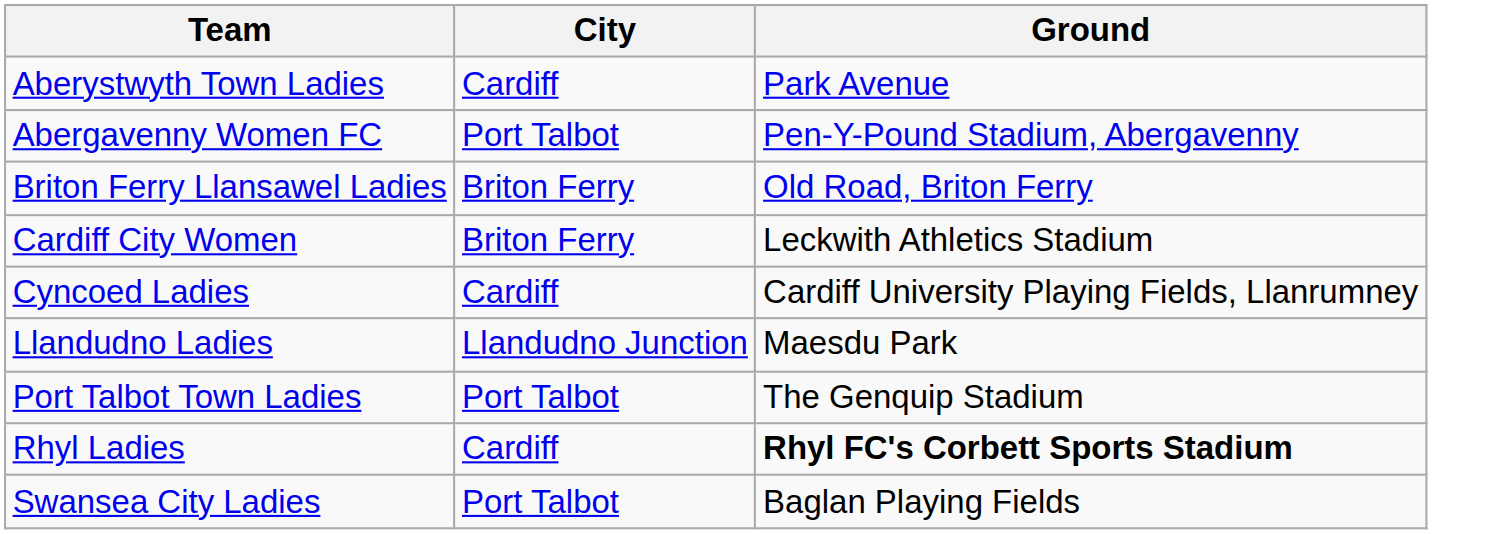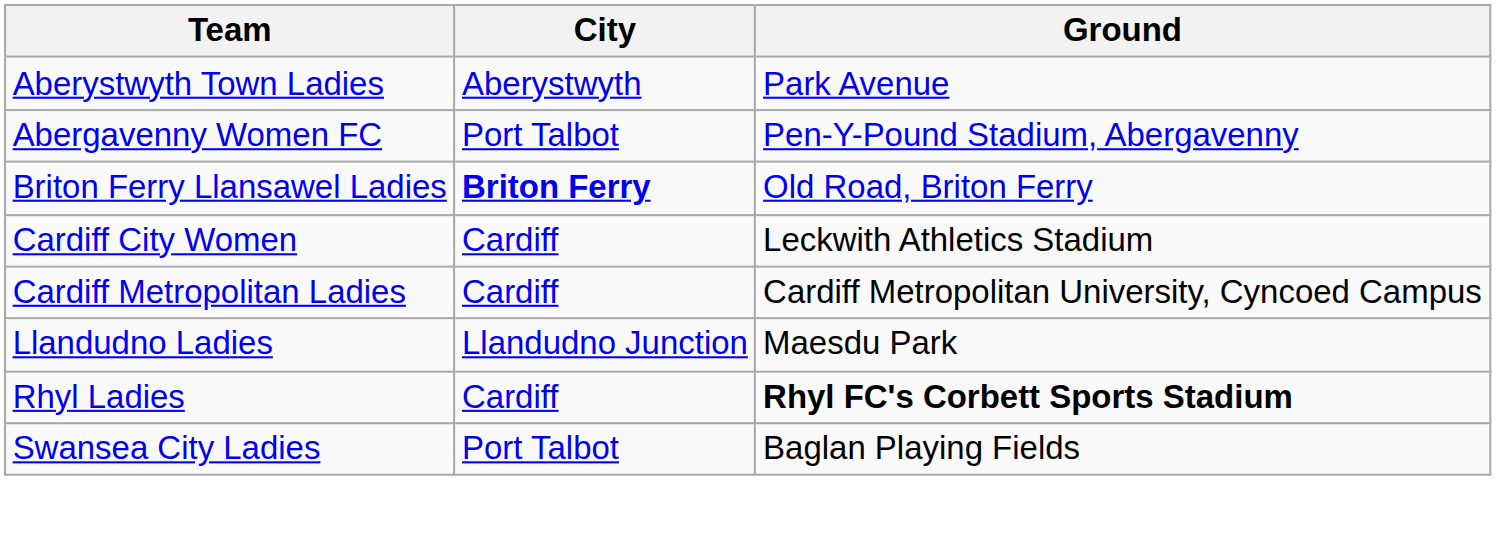(510, 82) Cardiff -> (552, 82) Aberystwyth
(548, 187) normal -> (556, 187) bold
(548, 239) Briton Ferry -> (510, 239) Cardiff
+ row: (209, 291)
- row: (131, 291)
- row: (187, 396)
